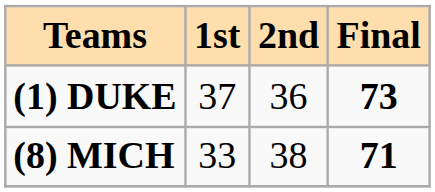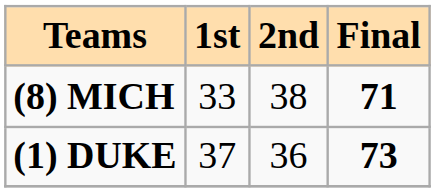rows swapped: (94, 155) <-> (95, 95)
